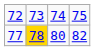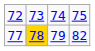(58, 36) 80 -> (58, 36) 79
